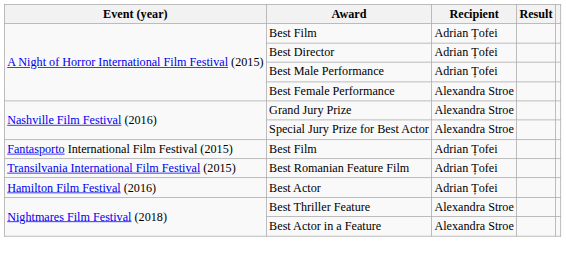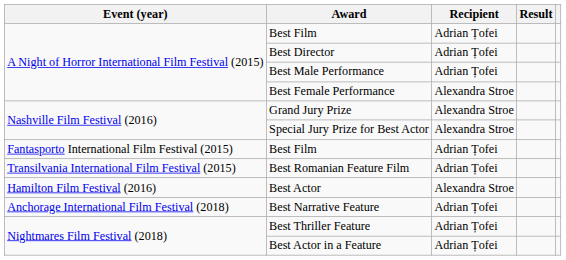(466, 187) Adrian Țofei -> (474, 187) Alexandra Stroe
+ row: (118, 206)
(474, 206) Alexandra Stroe -> (466, 226) Adrian Țofei
(474, 226) Alexandra Stroe -> (466, 245) Adrian Țofei
